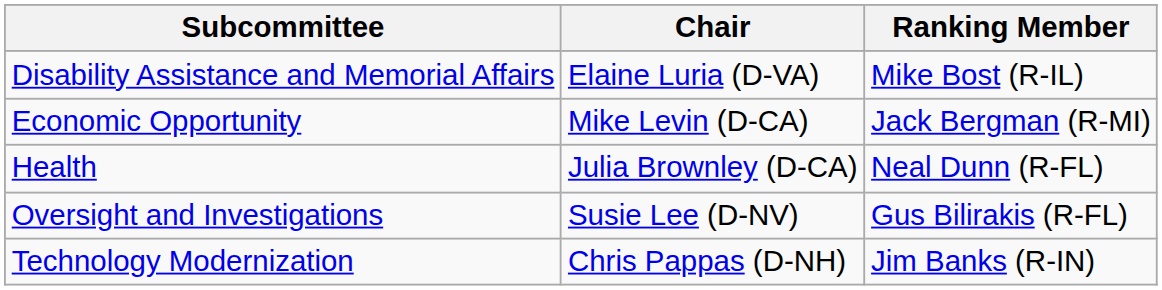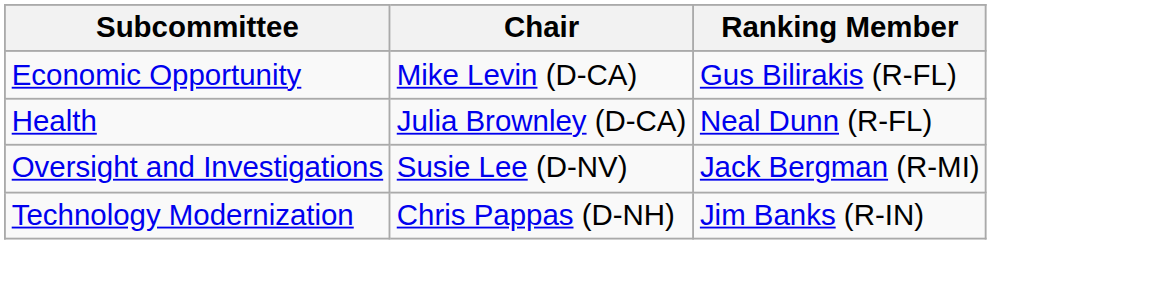- row: (283, 74)
(1011, 121) Jack Bergman (R-MI) -> (828, 74) Gus Bilirakis (R-FL)
(999, 214) Gus Bilirakis (R-FL) -> (840, 167) Jack Bergman (R-MI)
